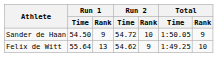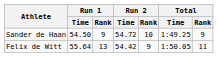(176, 34) 1:50.05 -> (176, 34) 1:49.25
(126, 46) 54.62 -> (126, 46) 54.42
(176, 46) 1:49.25 -> (176, 46) 1:50.05
(203, 46) 10 -> (203, 46) 11
